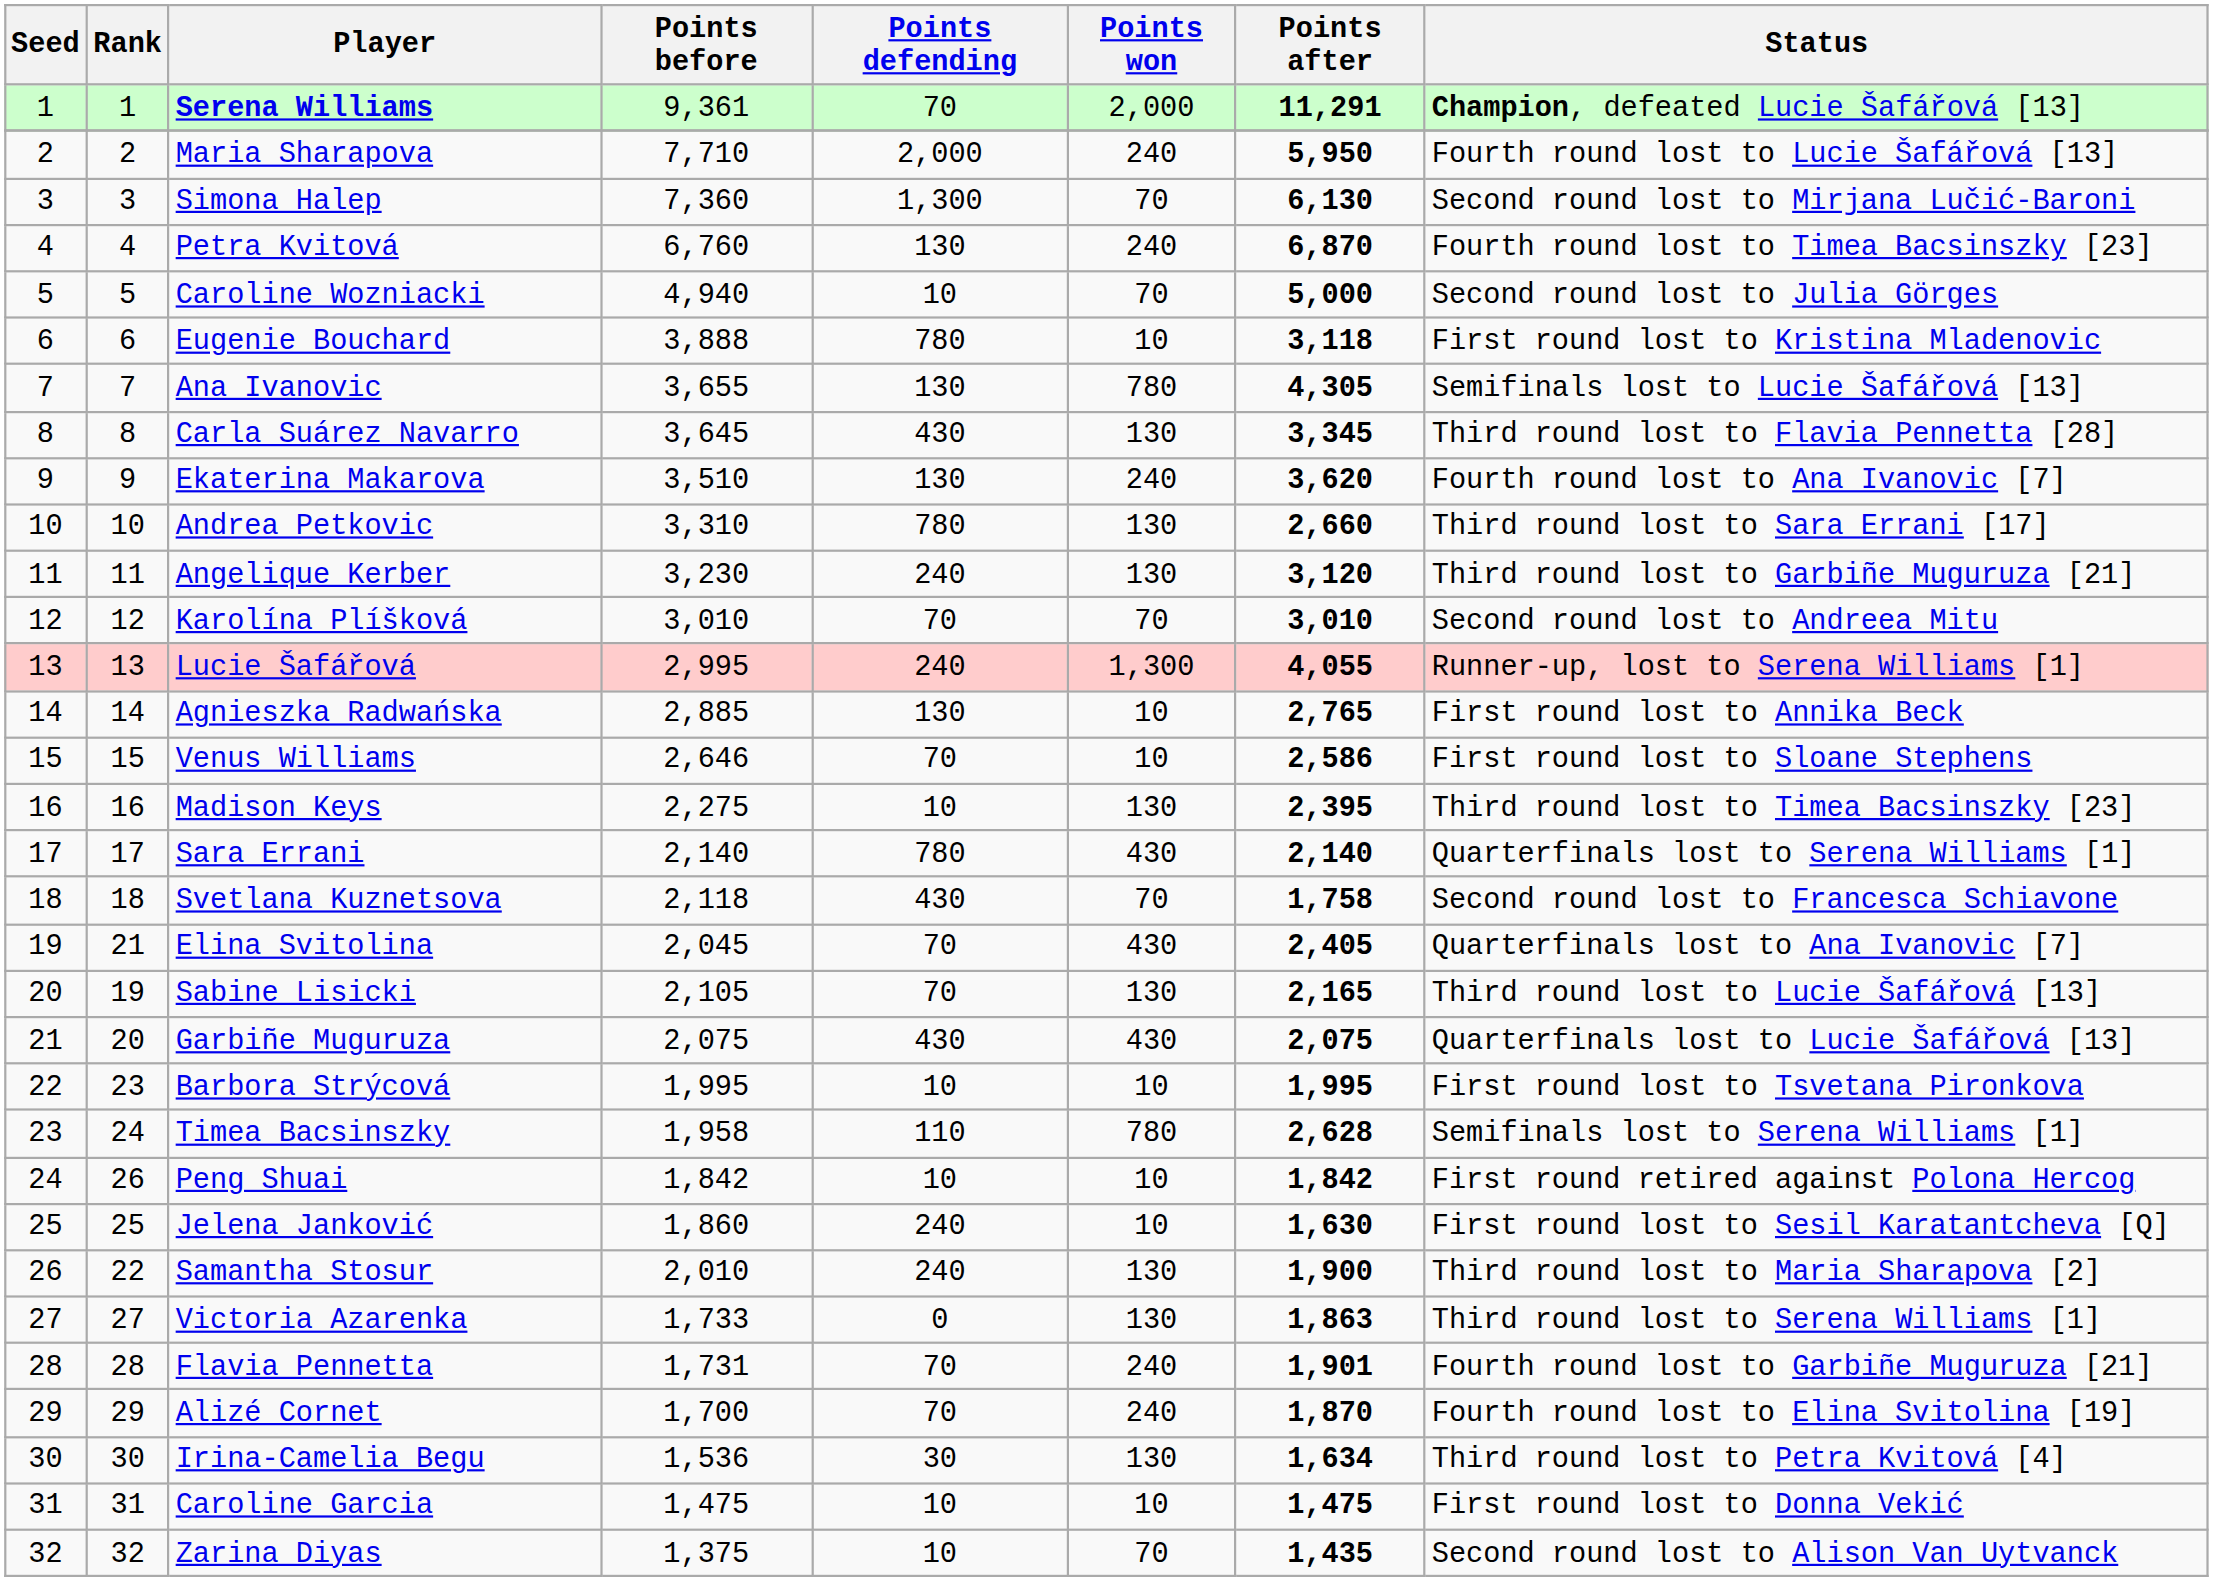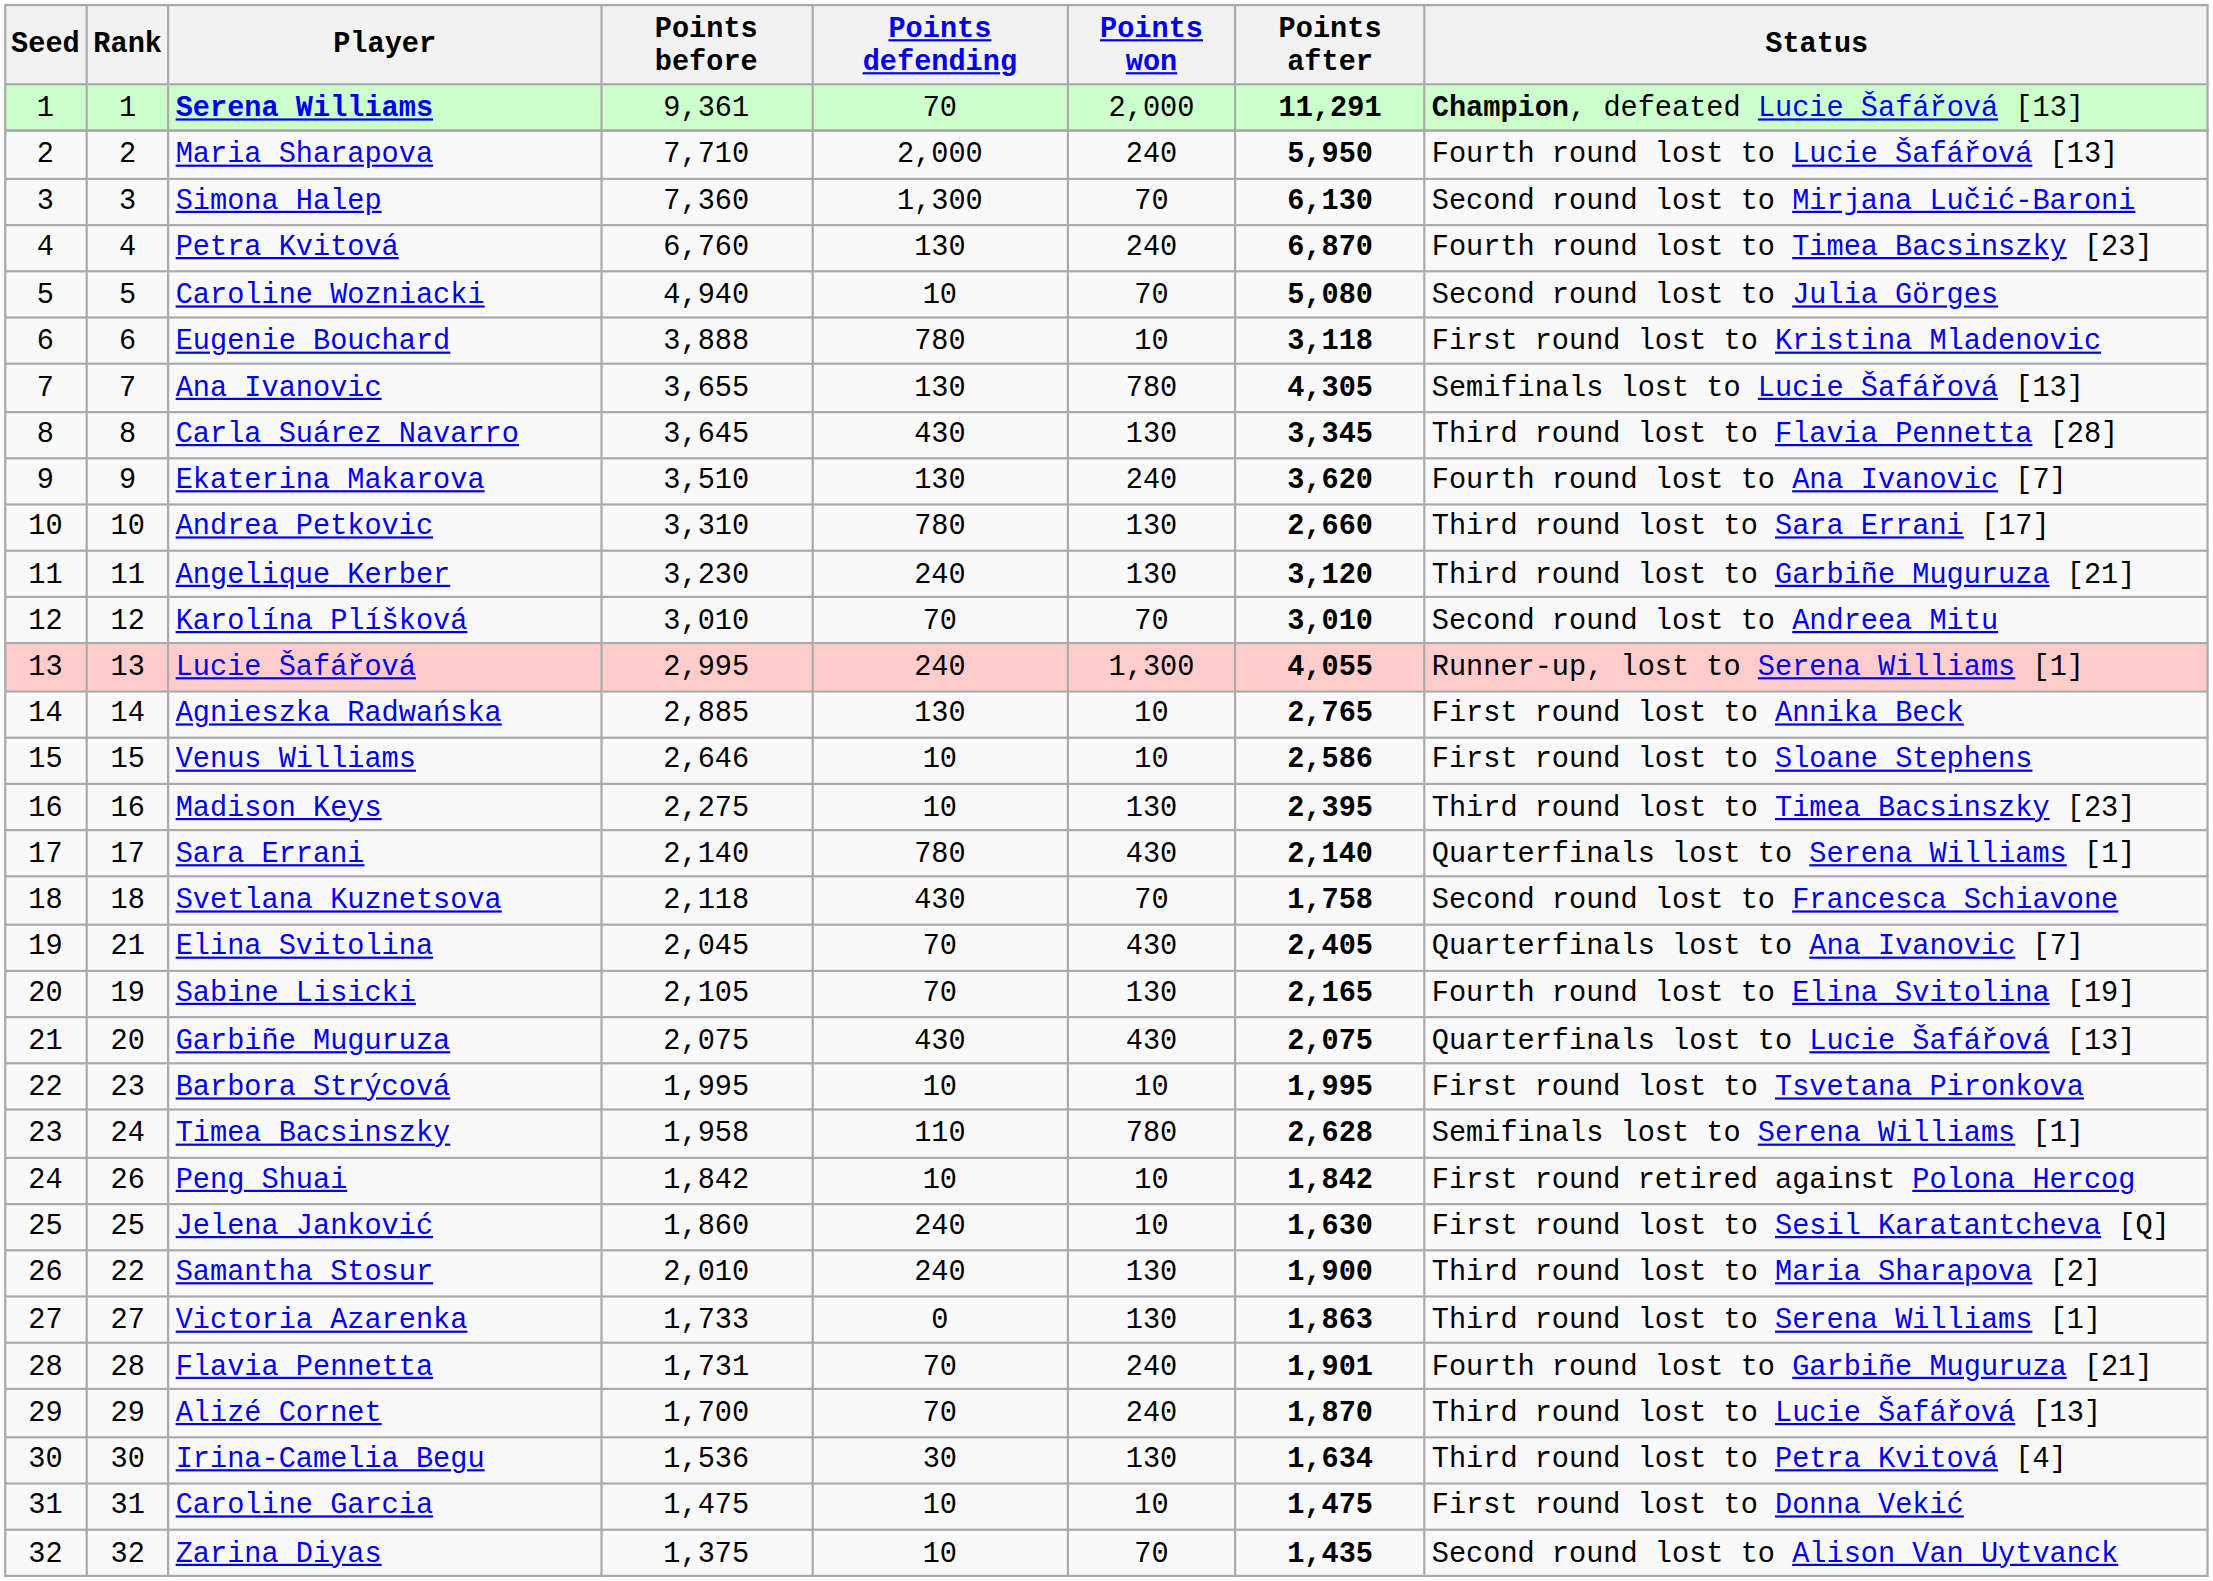(1330, 294) 5,000 -> (1330, 294) 5,080
(940, 761) 70 -> (940, 761) 10
(1766, 994) Third round lost to Lucie Šafářová [13] -> (1784, 994) Fourth round lost to Elina Svitolina [19]
(1784, 1413) Fourth round lost to Elina Svitolina [19] -> (1766, 1413) Third round lost to Lucie Šafářová [13]
